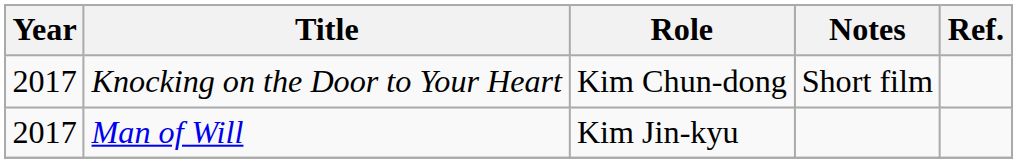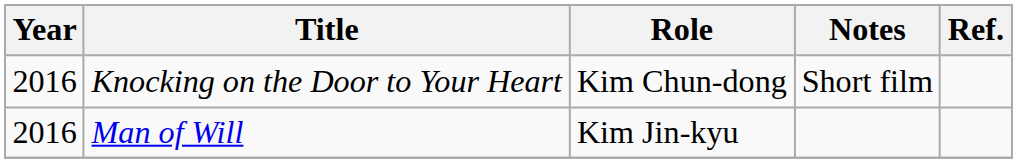(45, 81) 2017 -> (45, 81) 2016
(45, 132) 2017 -> (45, 132) 2016
